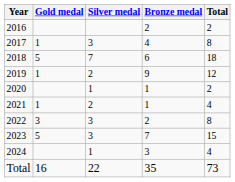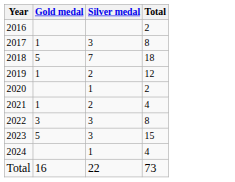- column: (173, 12)
